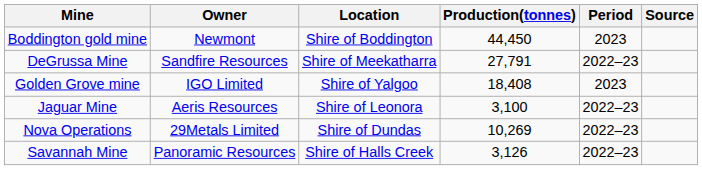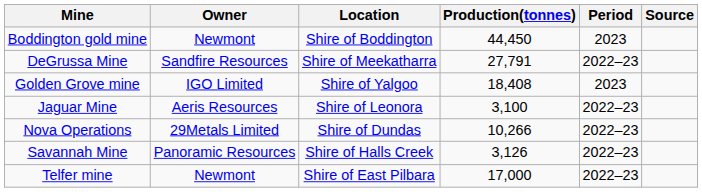(510, 130) 10,269 -> (510, 130) 10,266
+ row: (77, 175)
